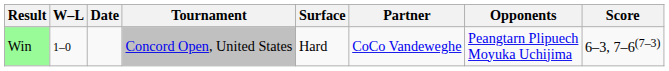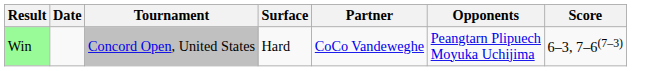- column: (68, 15)
